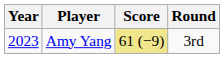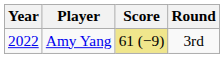(23, 41) 2023 -> (23, 41) 2022
